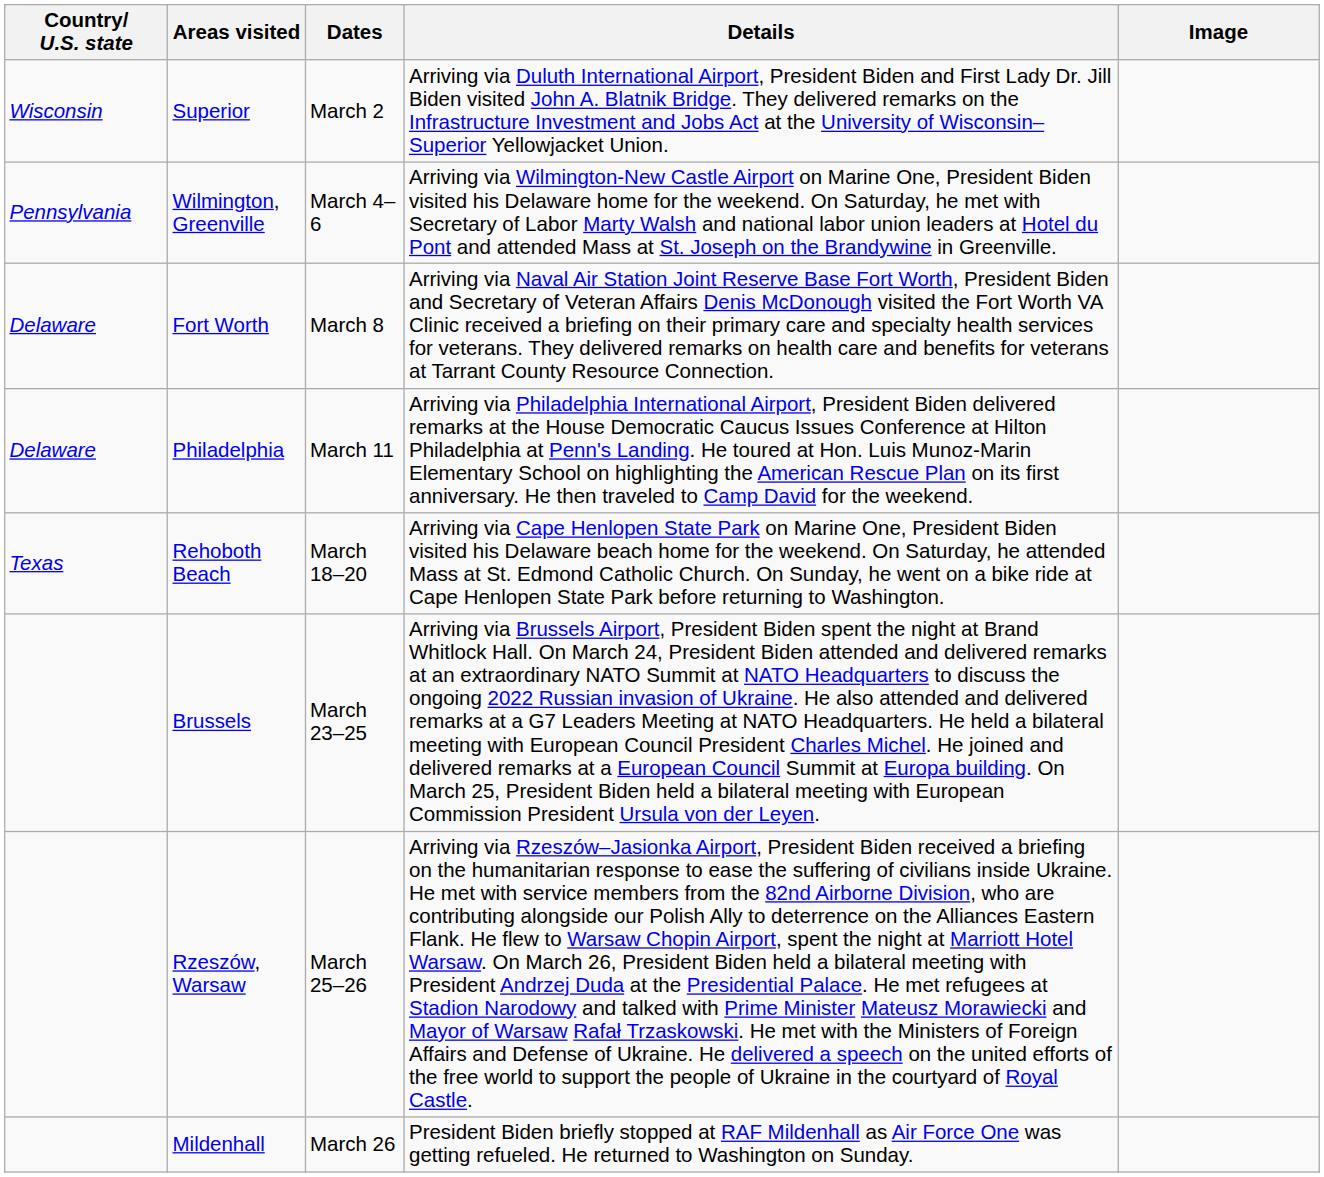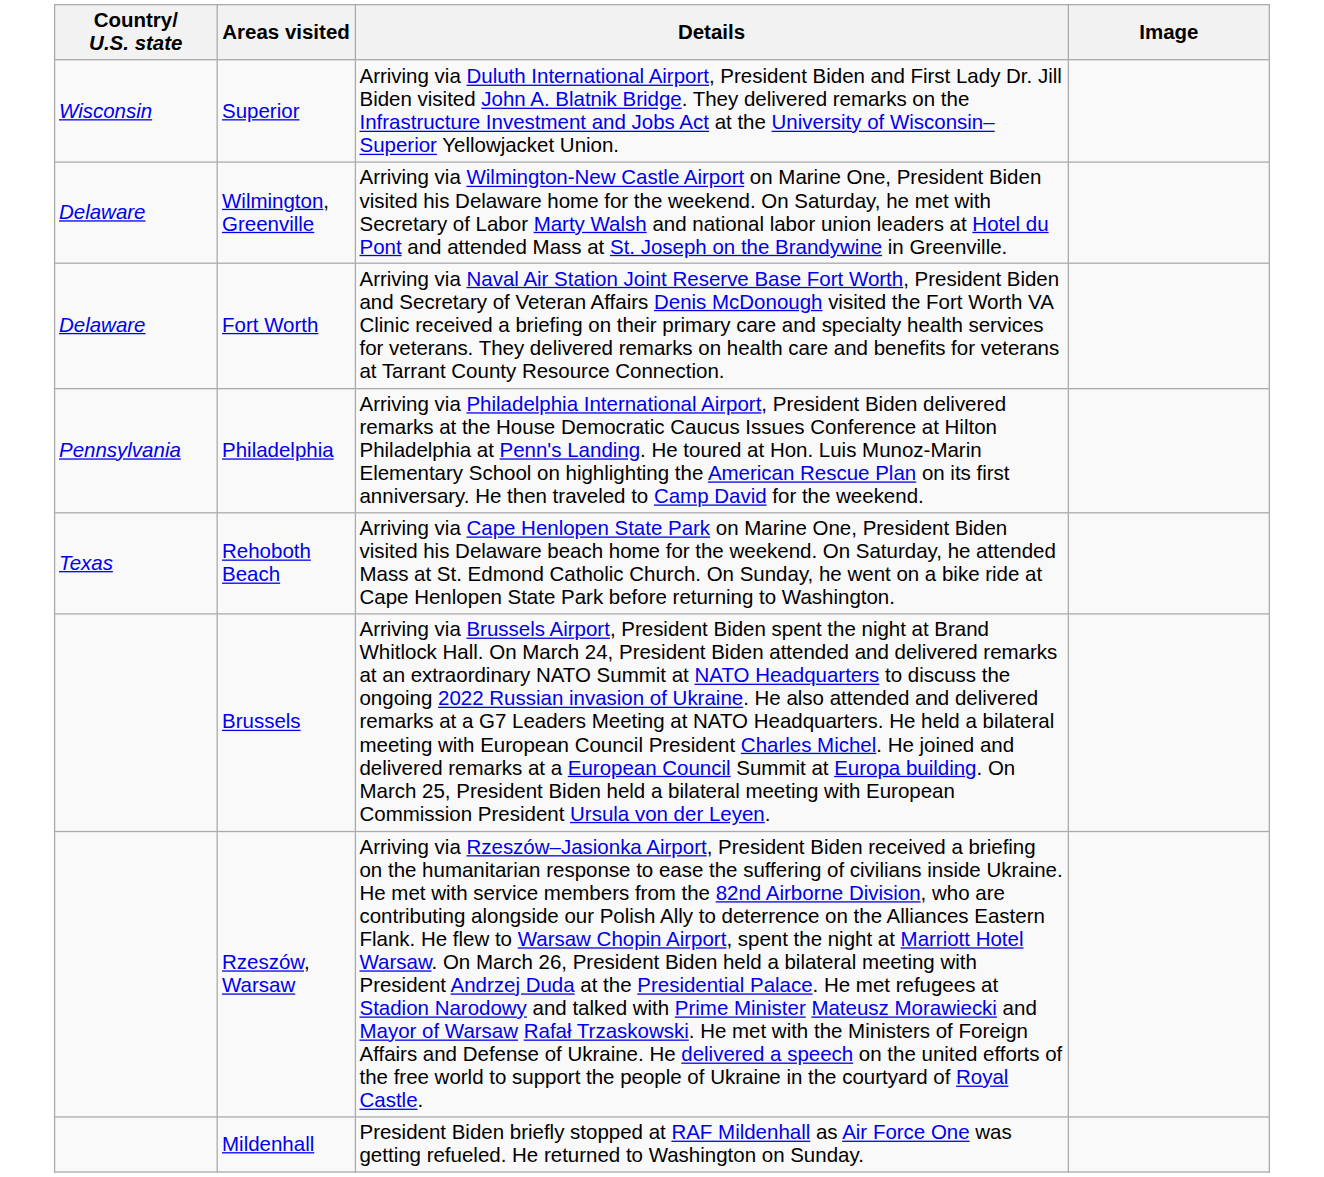- column: (355, 32)
(70, 212) Pennsylvania -> (102, 212) Delaware
(53, 450) Delaware -> (120, 450) Pennsylvania
